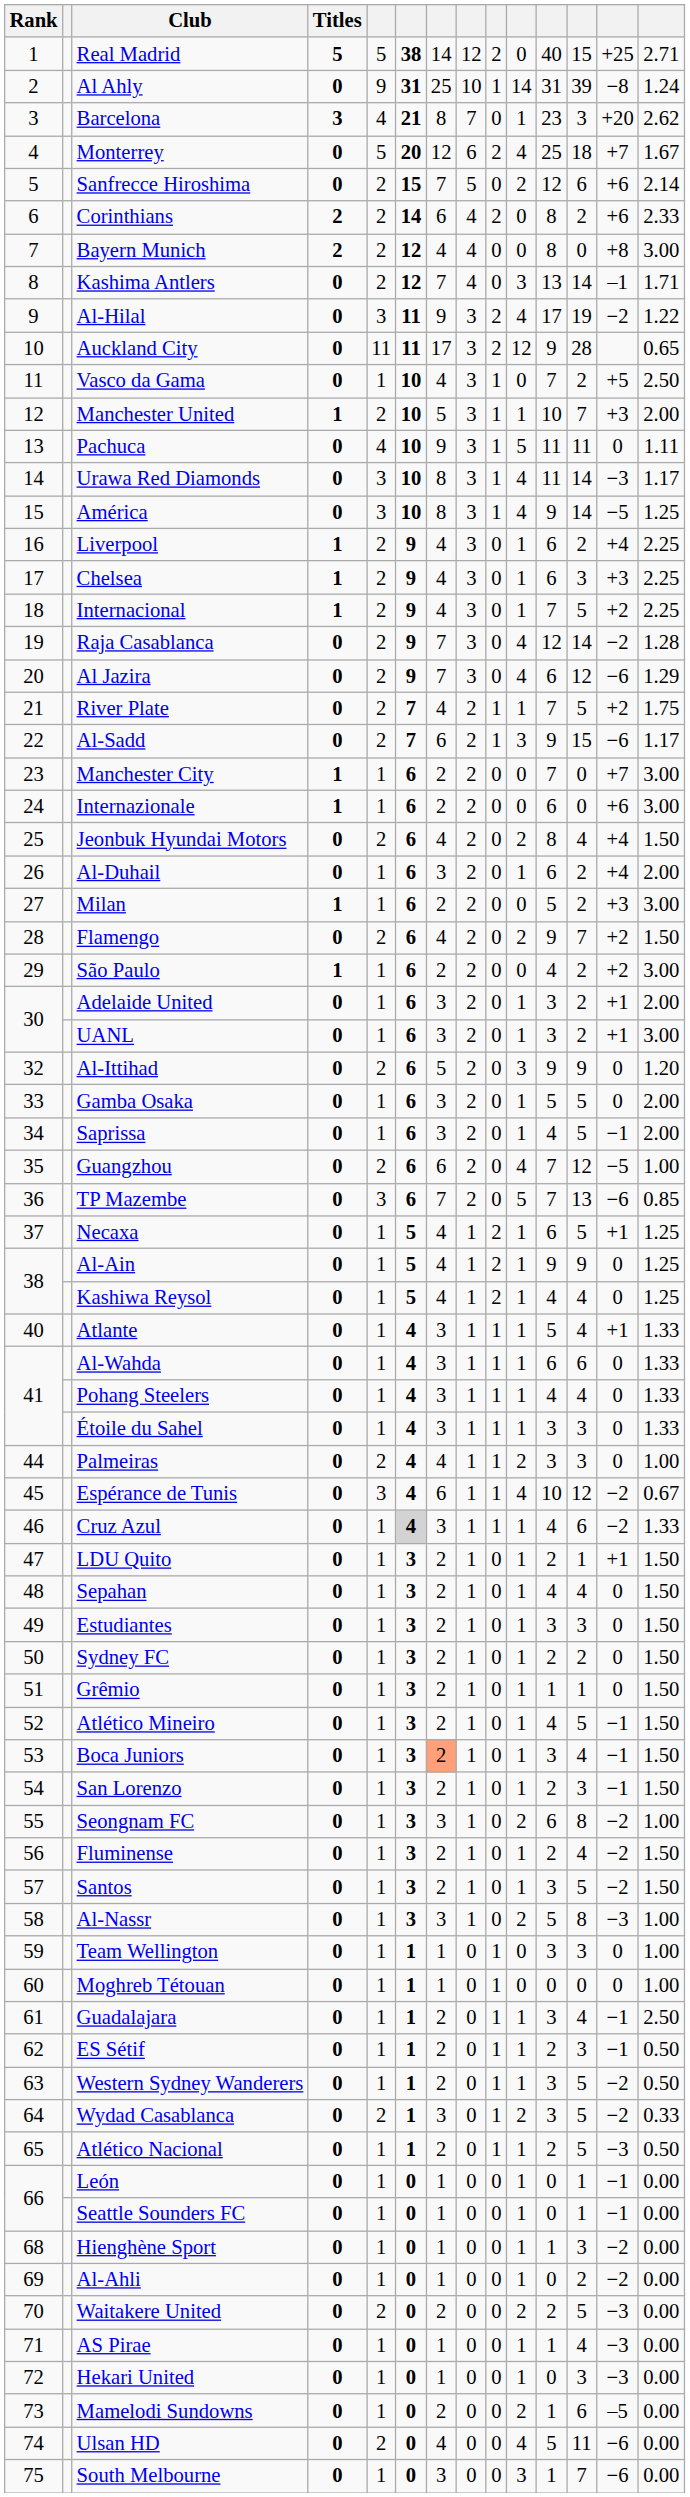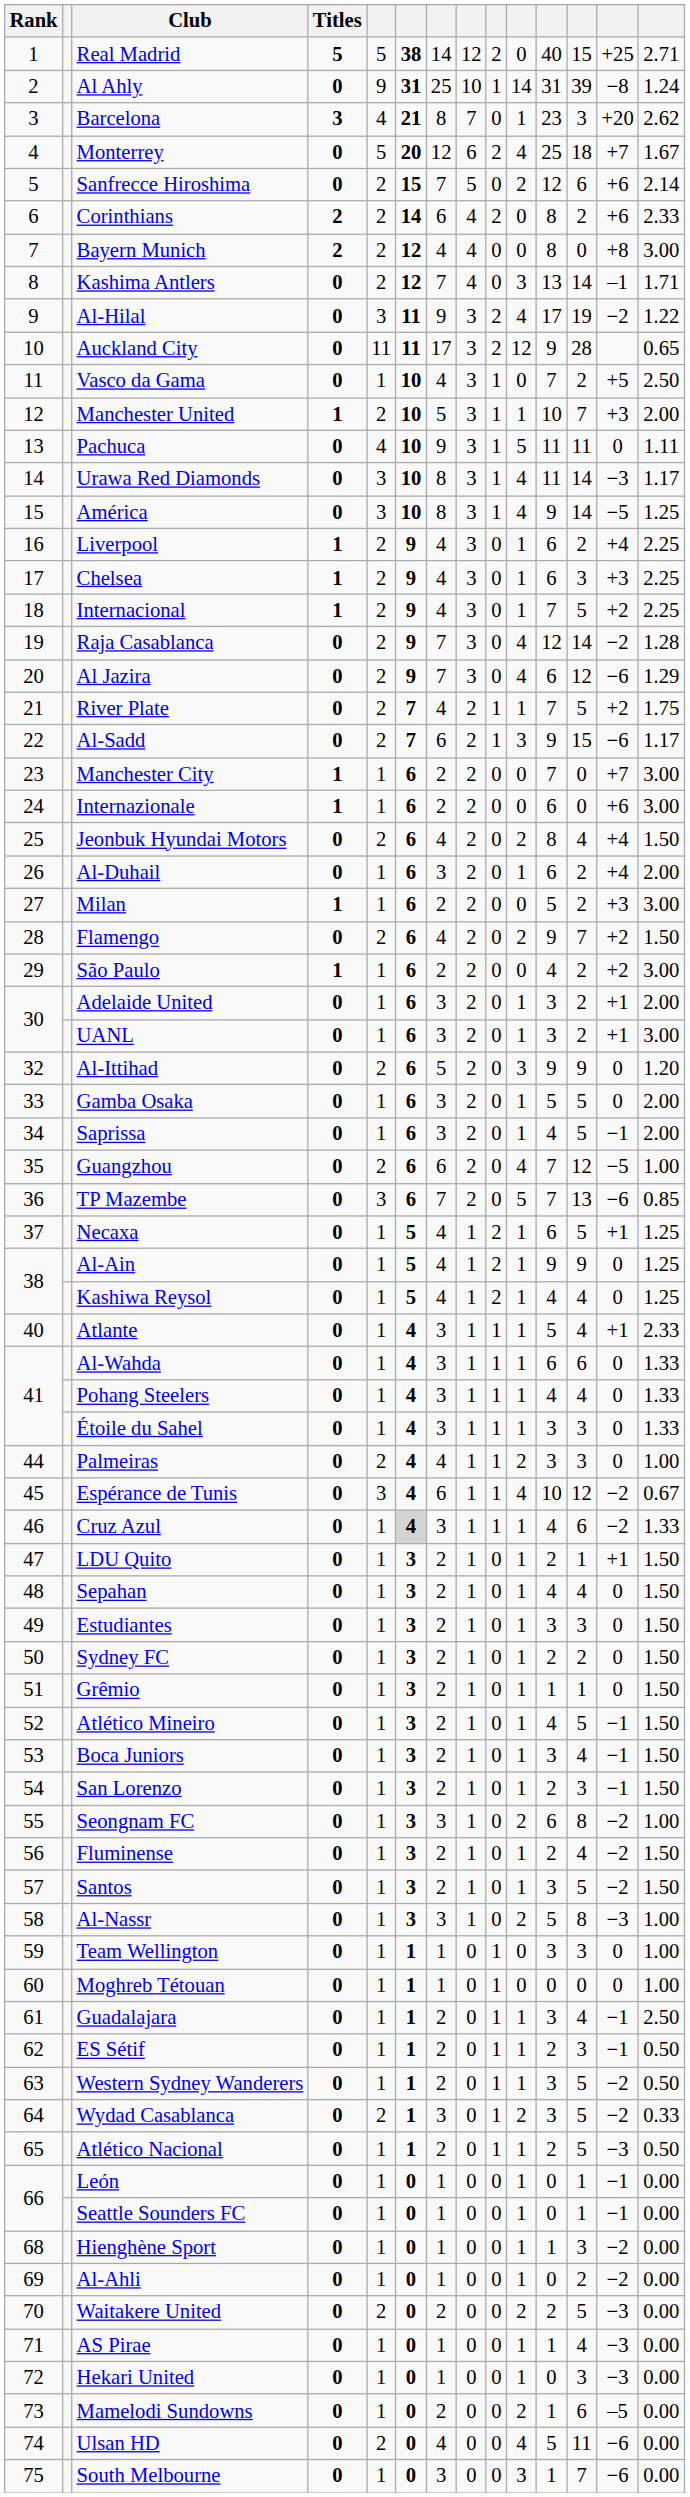(661, 1330) 1.33 -> (661, 1330) 2.33
(441, 1755) lightsalmon background -> (441, 1755) no background
